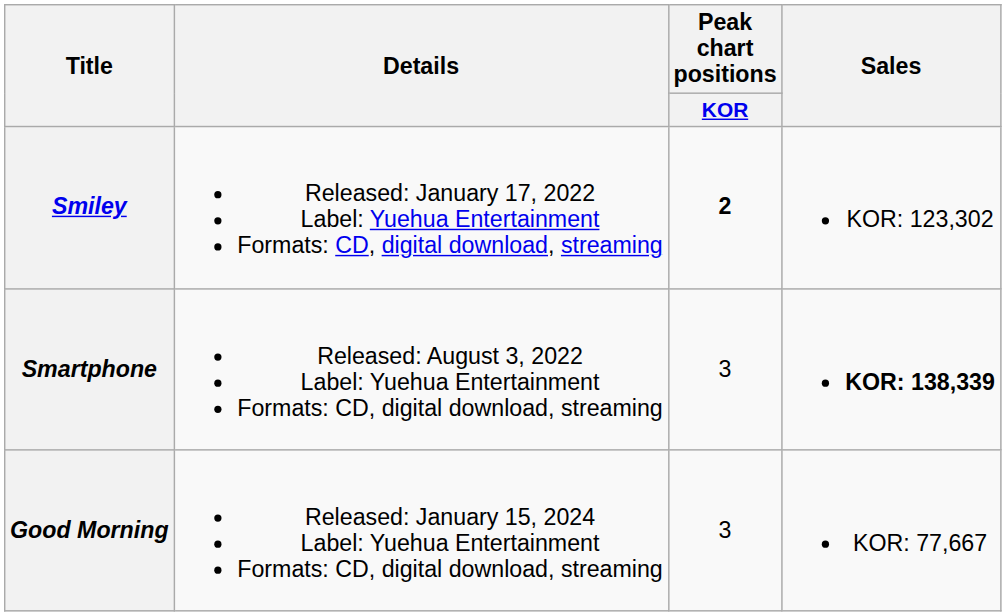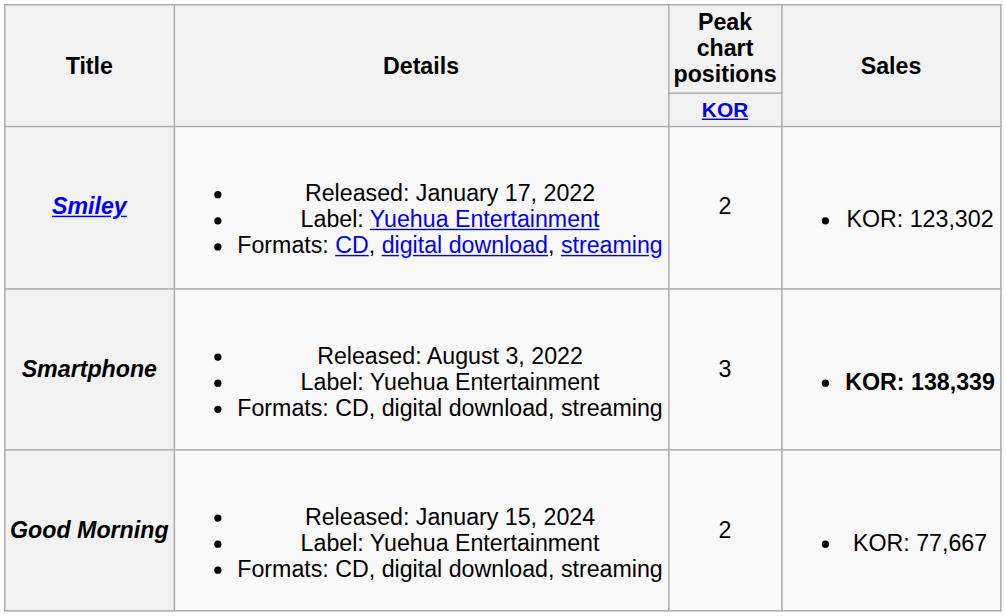(725, 207) bold -> (725, 207) normal
(725, 530) 3 -> (725, 530) 2
